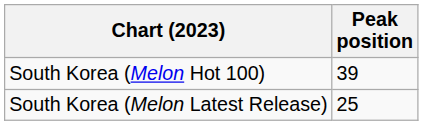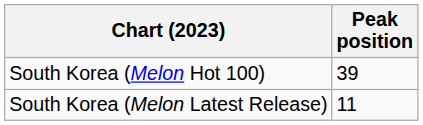(348, 104) 25 -> (347, 104) 11
